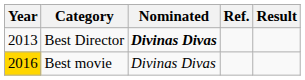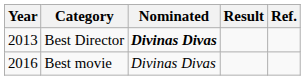columns swapped: (277, 16) <-> (237, 16)
(23, 63) gold background -> (23, 63) no background
